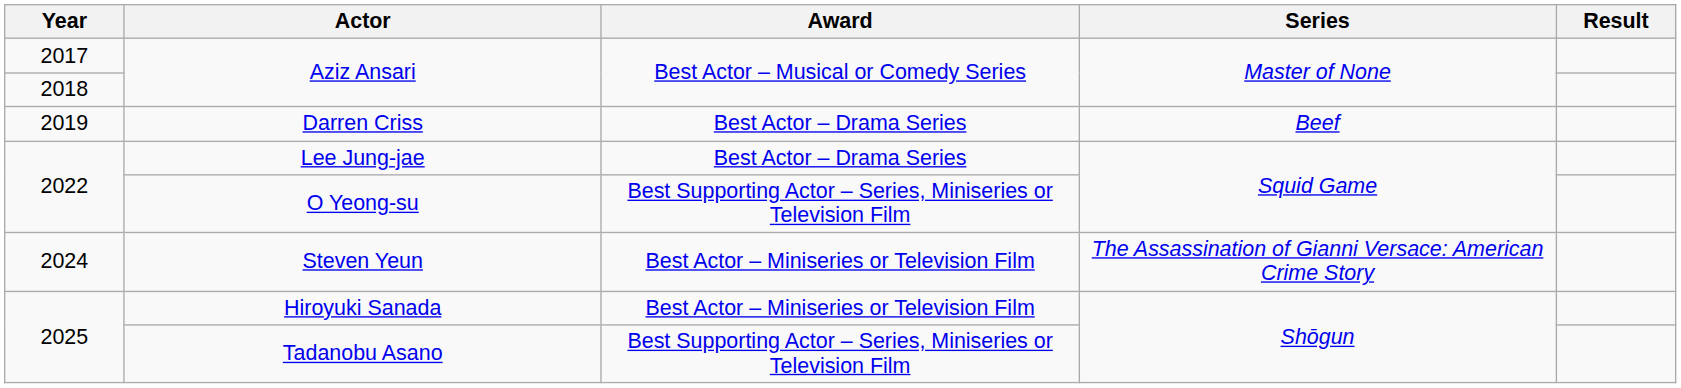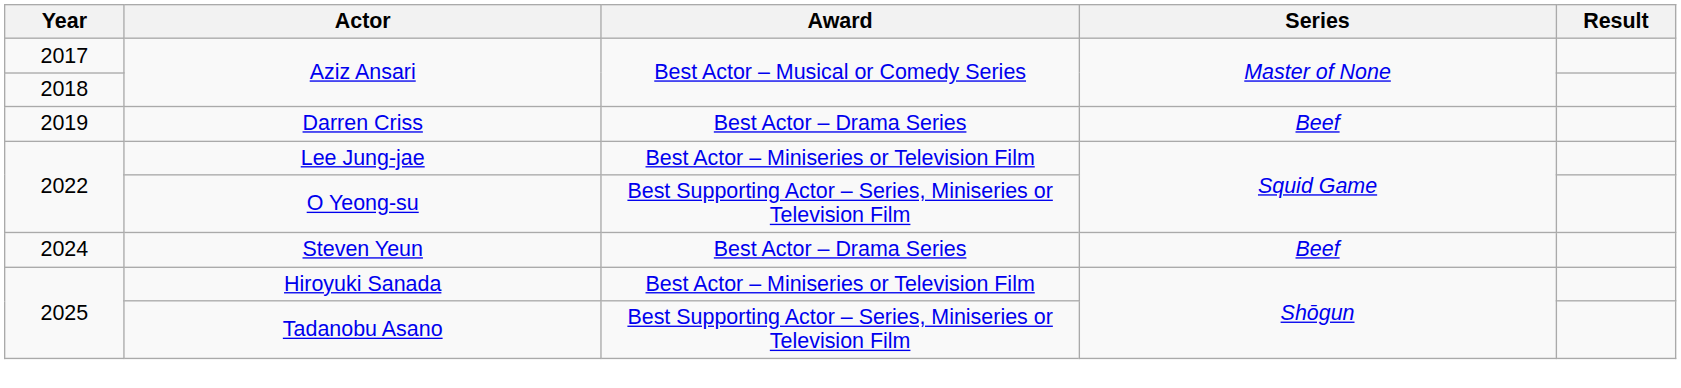(840, 157) Best Actor – Drama Series -> (840, 157) Best Actor – Miniseries or Television Film
(840, 261) Best Actor – Miniseries or Television Film -> (840, 249) Best Actor – Drama Series
(1318, 261) The Assassination of Gianni Versace: American Crime Story -> (1318, 249) Beef
